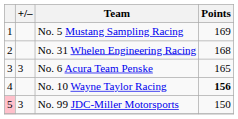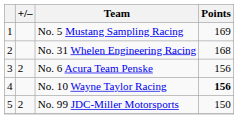(20, 68) 3 -> (20, 68) 2
(223, 68) 165 -> (223, 68) 156
(10, 105) pink background -> (10, 105) no background
(20, 105) 3 -> (20, 105) 2
